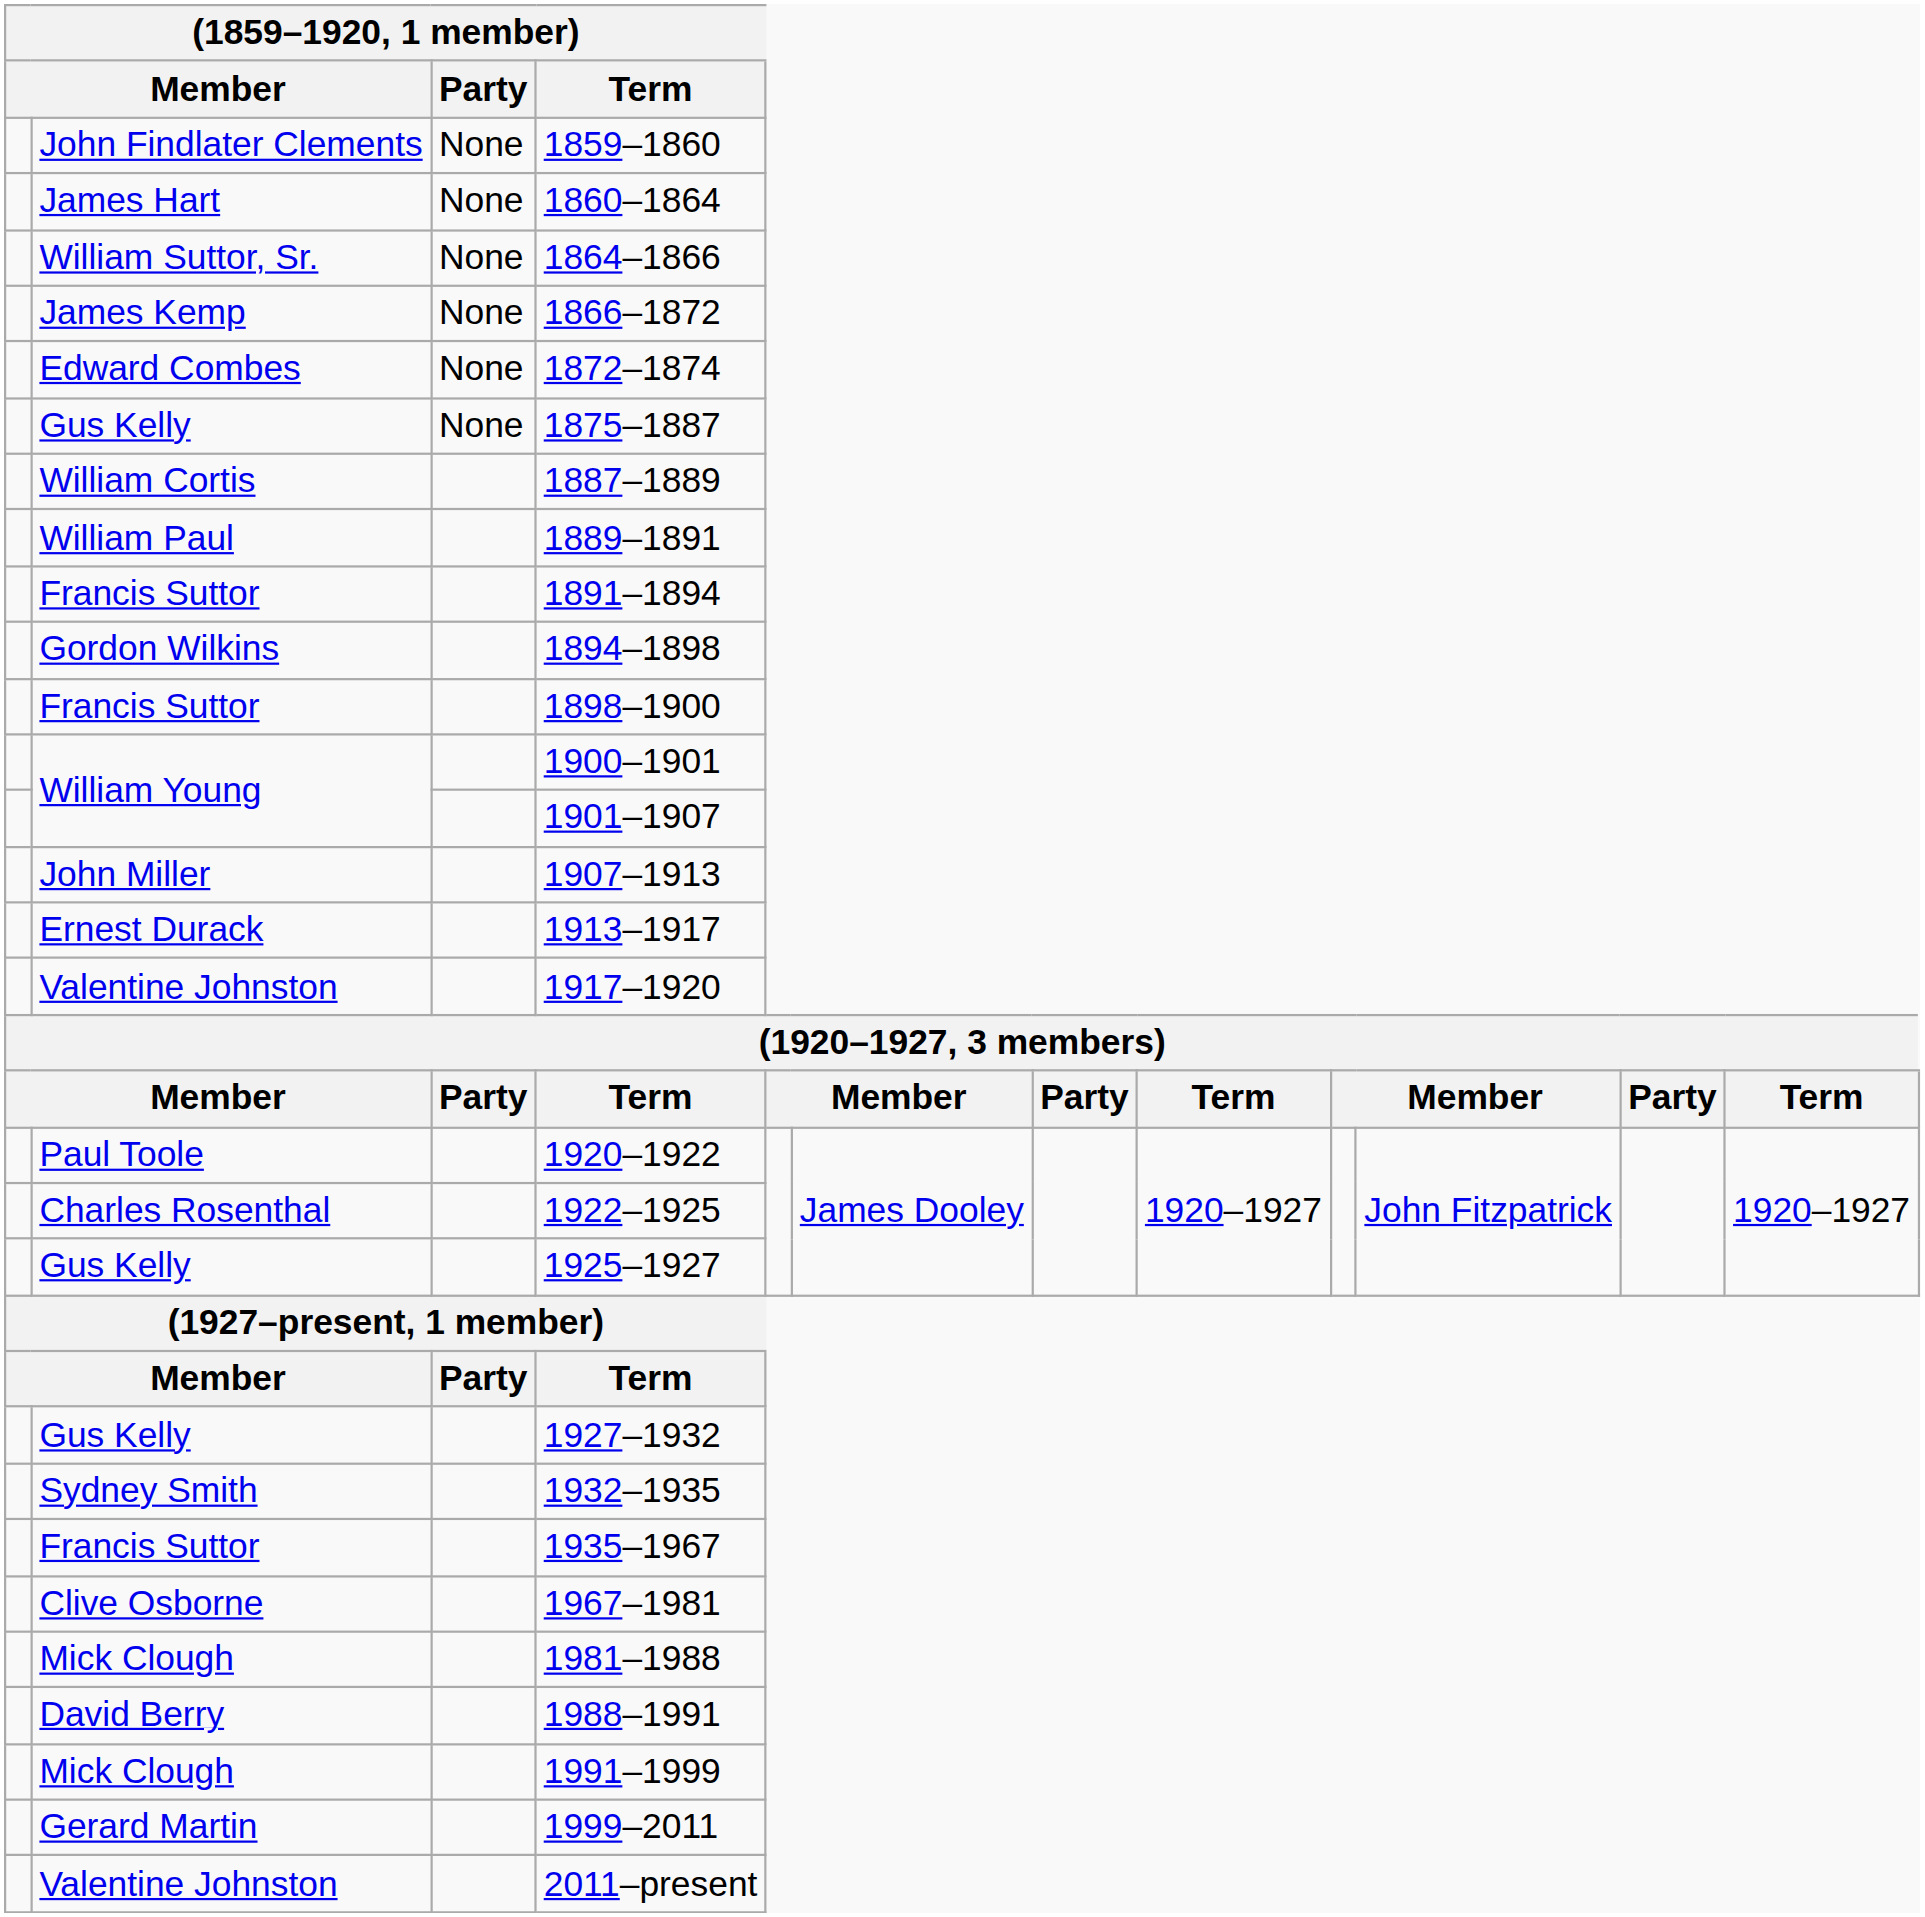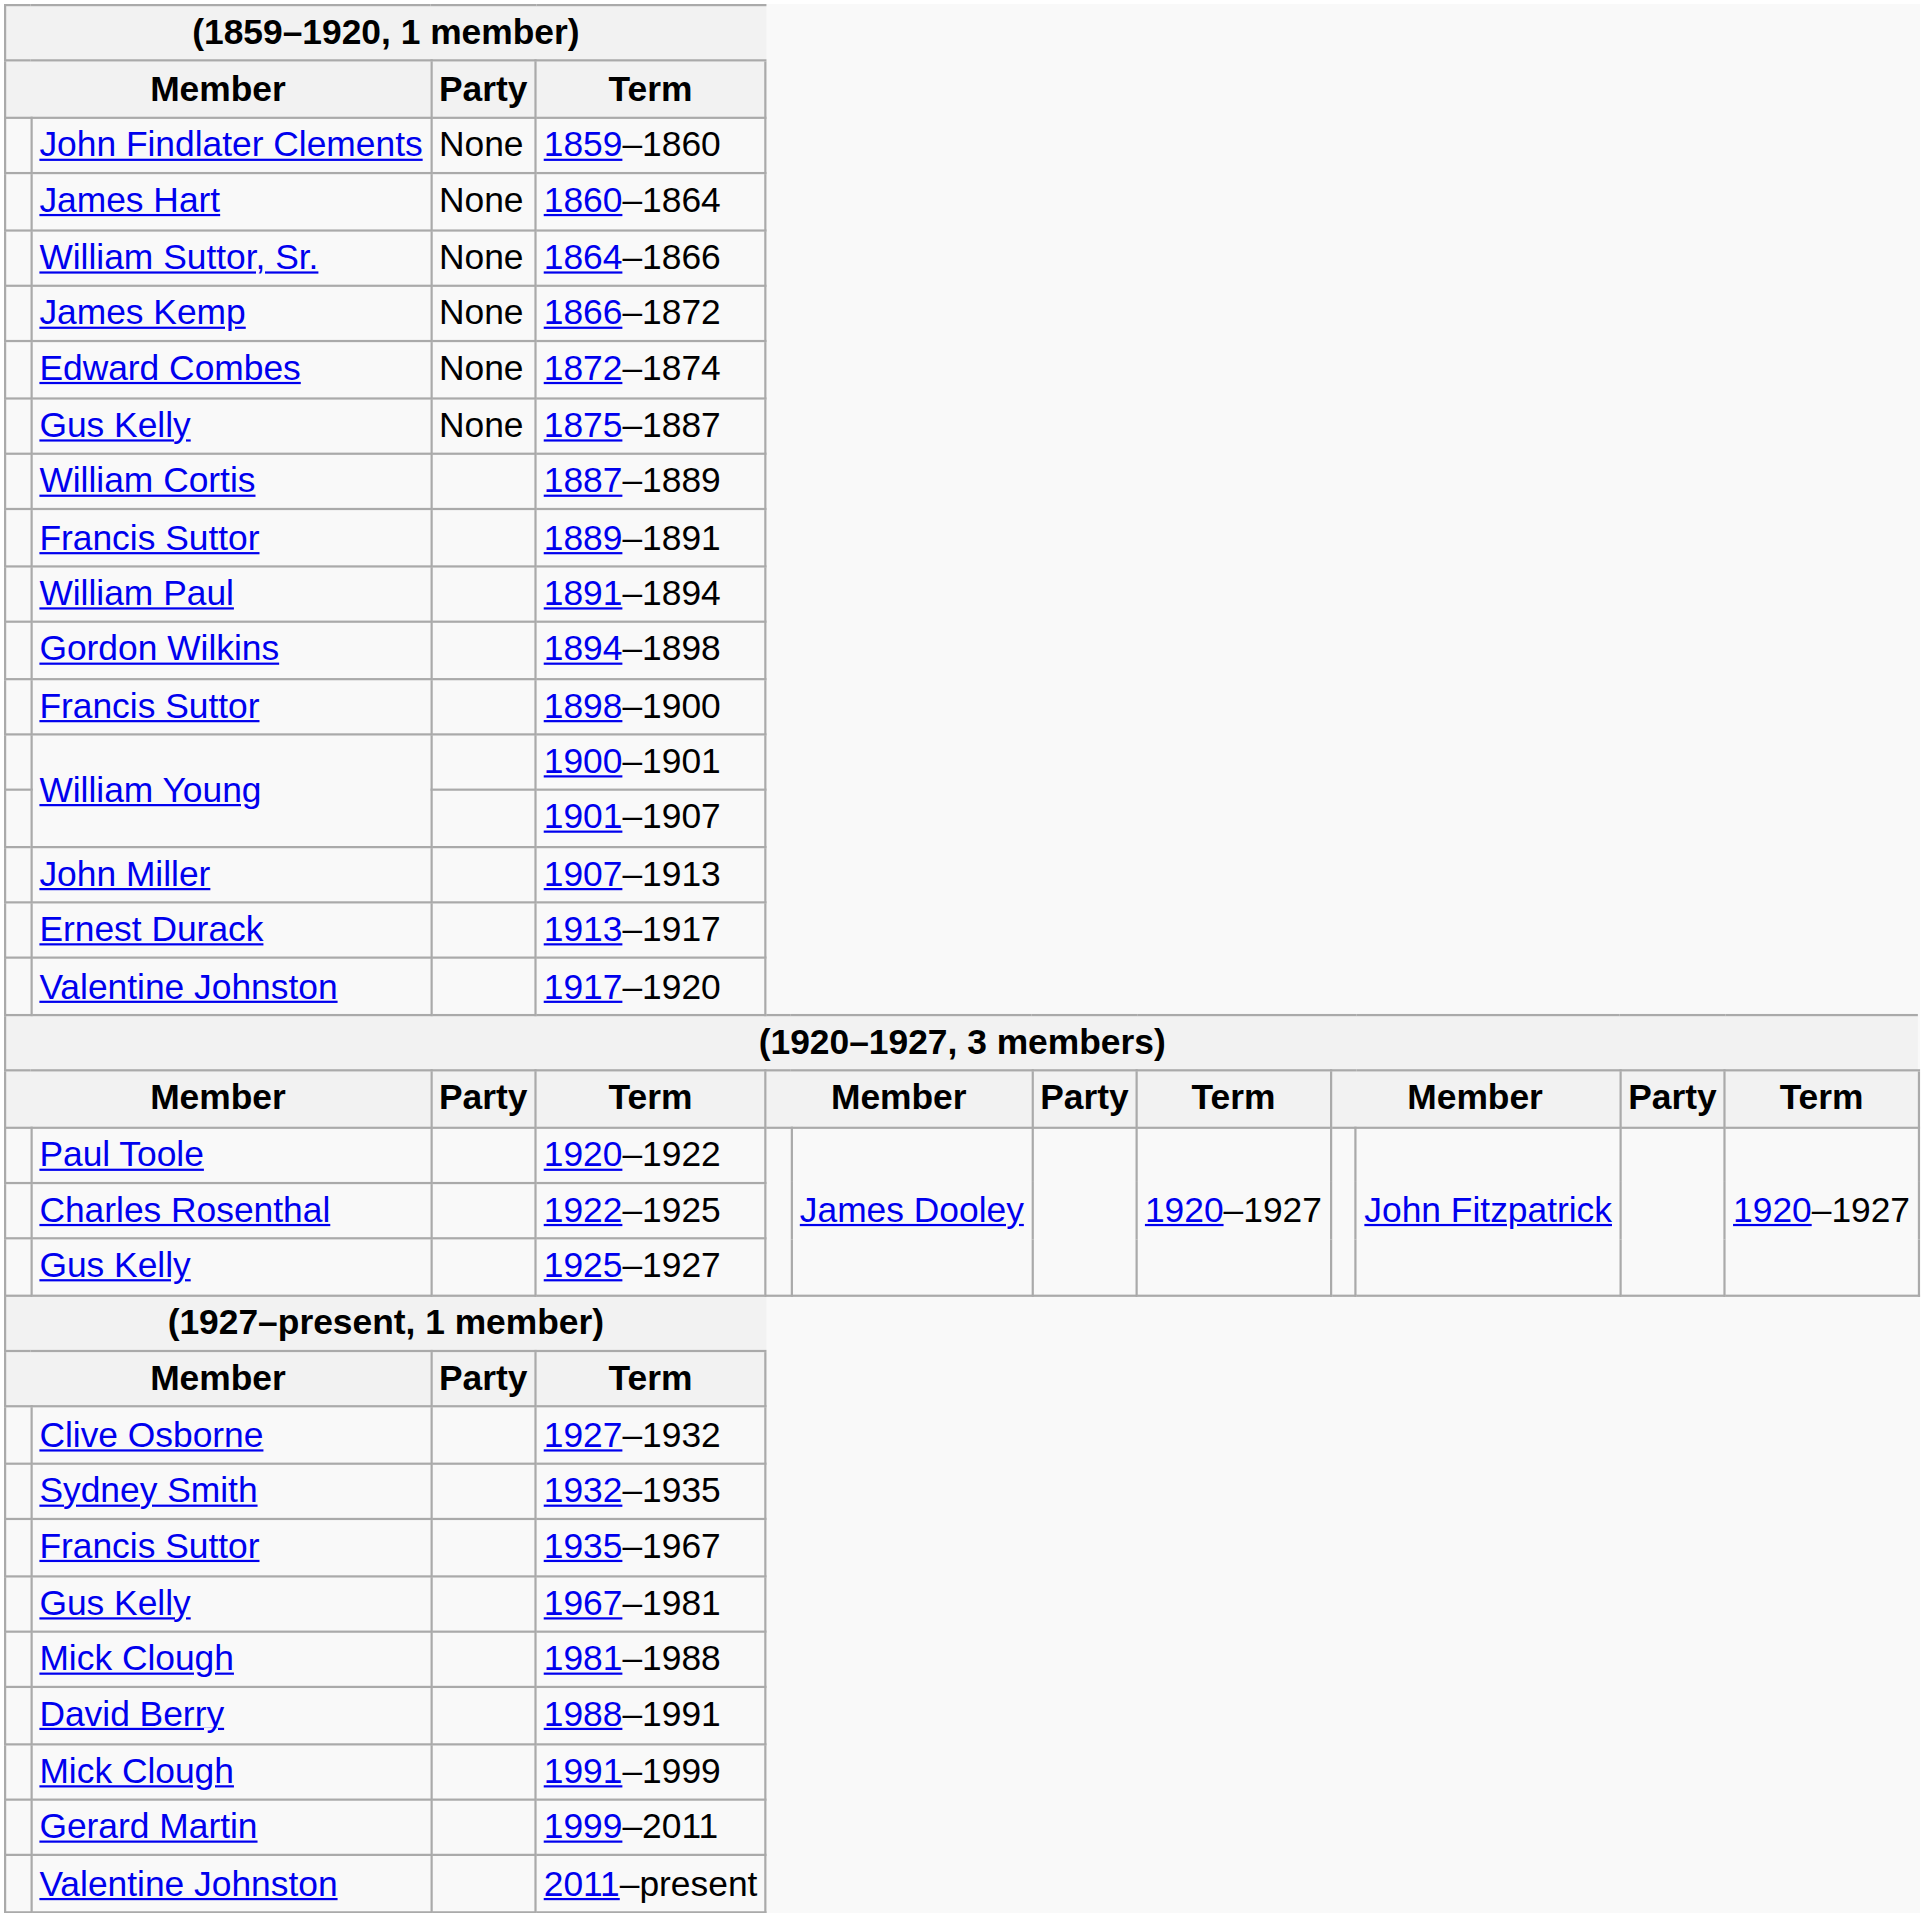(137, 537) William Paul -> (149, 537) Francis Suttor
(149, 593) Francis Suttor -> (137, 593) William Paul
(115, 1434) Gus Kelly -> (151, 1434) Clive Osborne
(151, 1602) Clive Osborne -> (115, 1602) Gus Kelly
